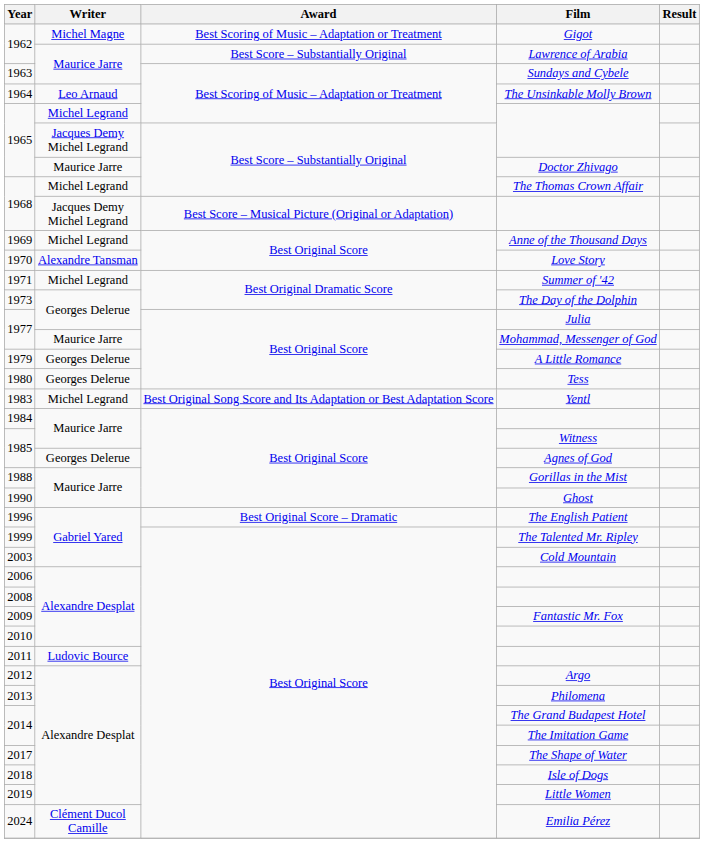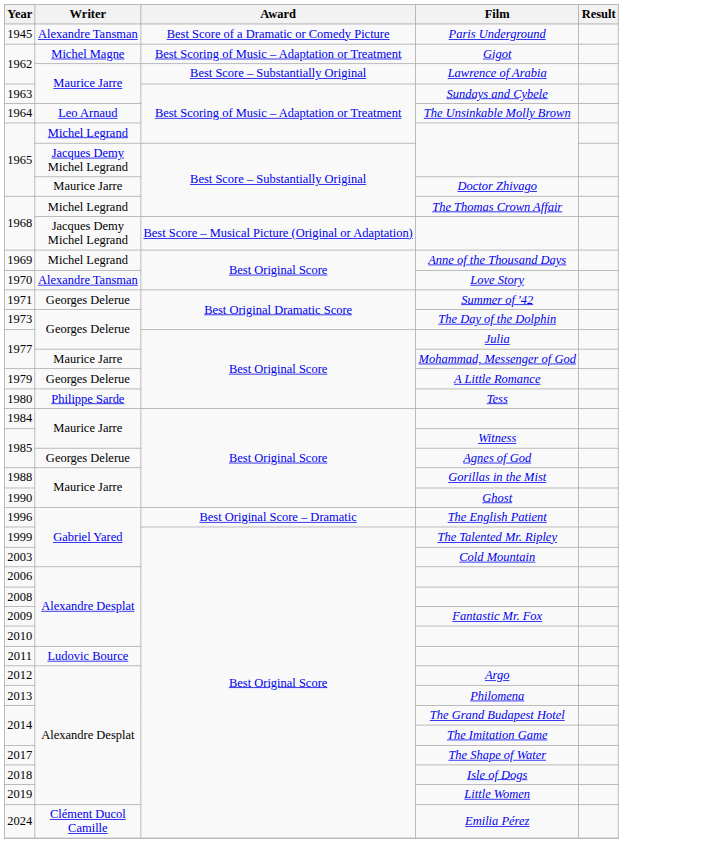+ row: (20, 34)
(88, 279) Michel Legrand -> (88, 299) Georges Delerue
(88, 378) Georges Delerue -> (88, 398) Philippe Sarde
- row: (20, 398)
